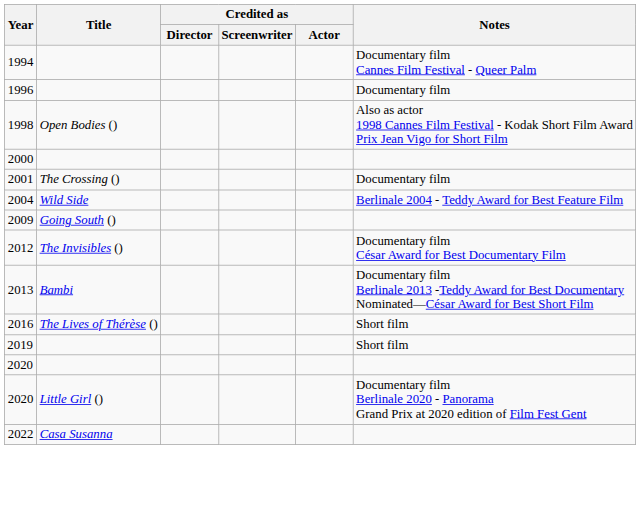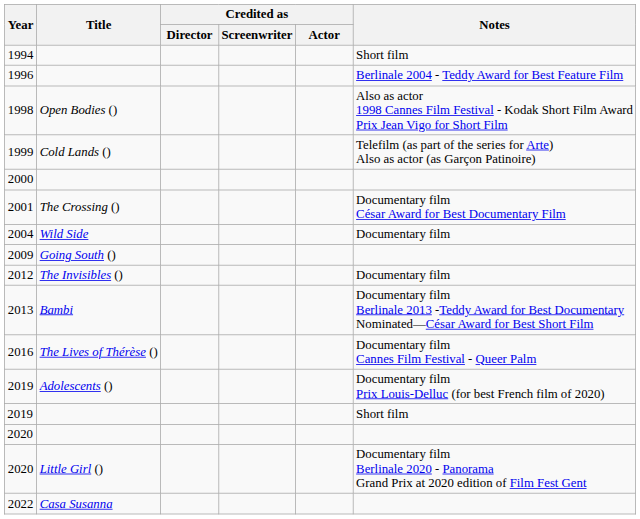(446, 62) Documentary film Cannes Film Festival - Queer Palm -> (382, 55) Short film
(403, 89) Documentary film -> (490, 75) Berlinale 2004 - Teddy Award for Best Feature Film
+ row: (21, 152)
(403, 179) Documentary film -> (461, 207) Documentary film César Award for Best Documentary Film
(490, 199) Berlinale 2004 - Teddy Award for Best Feature Film -> (403, 234) Documentary film
(461, 247) Documentary film César Award for Best Documentary Film -> (403, 275) Documentary film
(382, 324) Short film -> (446, 351) Documentary film Cannes Film Festival - Queer Palm
+ row: (21, 386)
